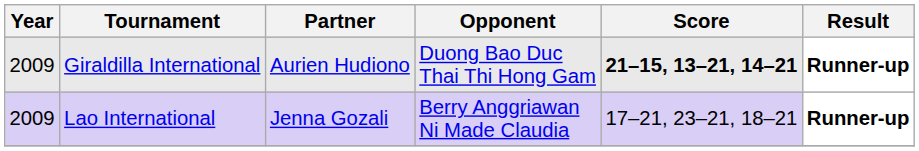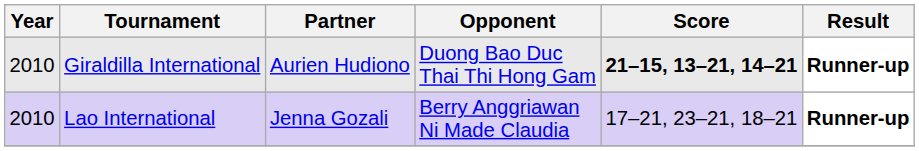(32, 64) 2009 -> (32, 64) 2010
(32, 119) 2009 -> (32, 119) 2010
